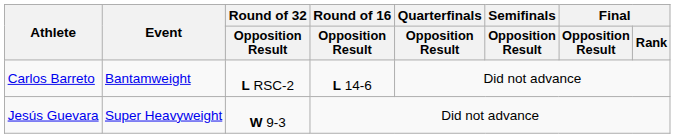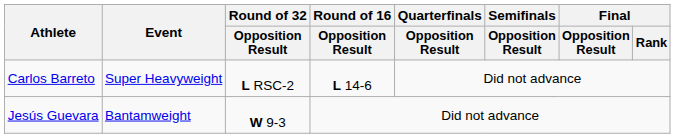(148, 79) Bantamweight -> (164, 79) Super Heavyweight
(164, 115) Super Heavyweight -> (148, 115) Bantamweight
